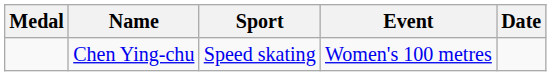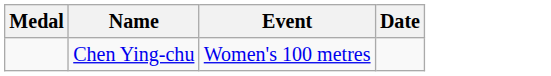- column: (260, 21)
